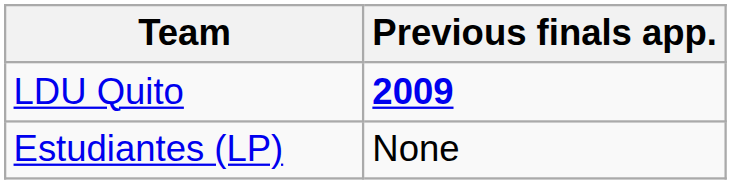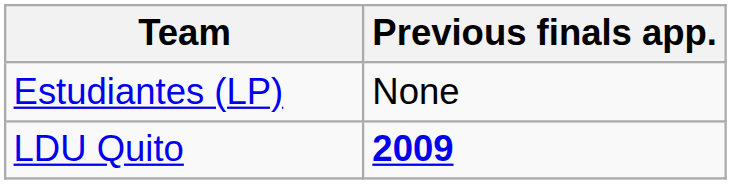rows swapped: (99, 91) <-> (148, 149)
